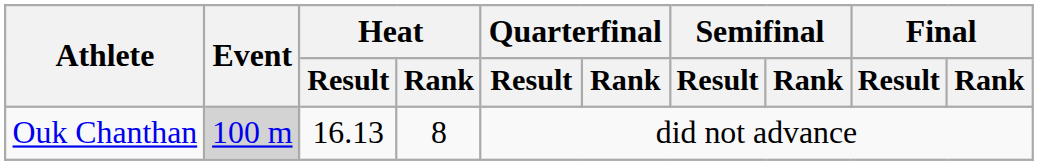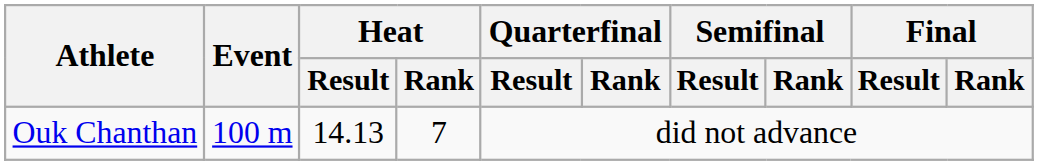(252, 133) lightgrey background -> (252, 133) no background
(348, 133) 16.13 -> (348, 133) 14.13
(439, 133) 8 -> (439, 133) 7
